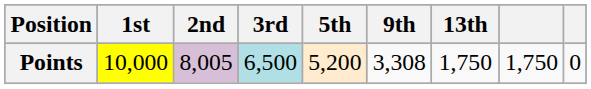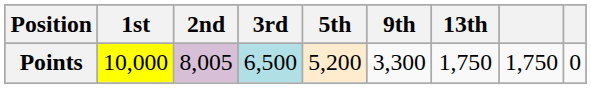(399, 62) 3,308 -> (399, 62) 3,300
